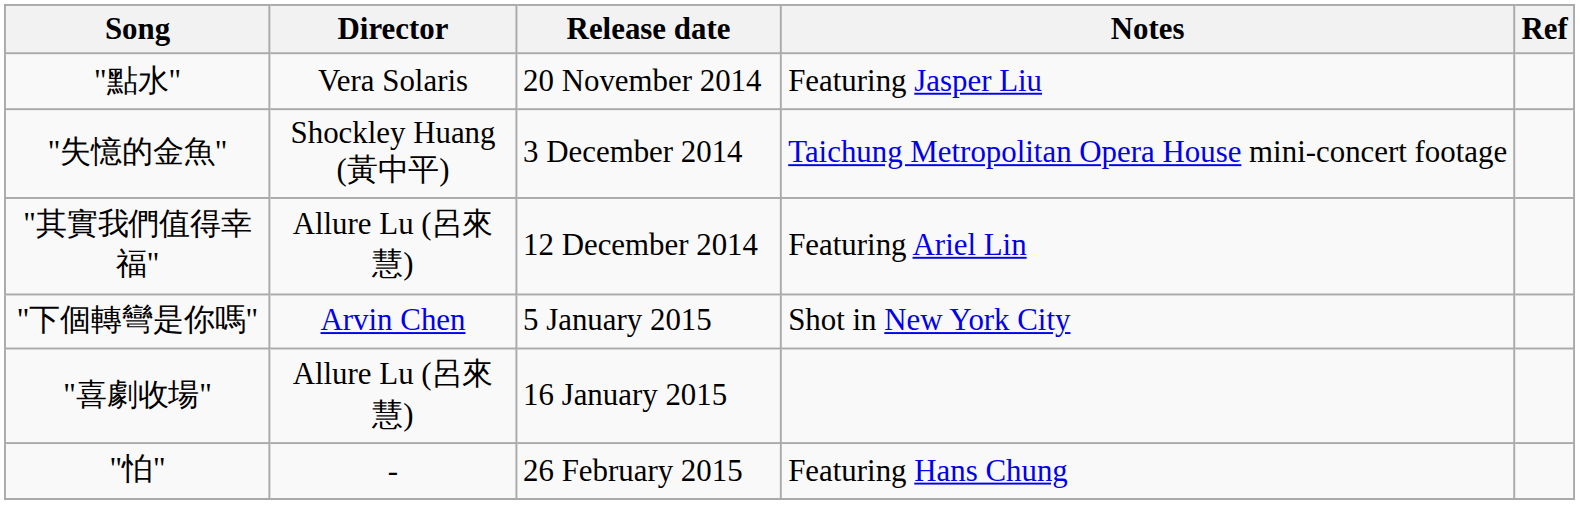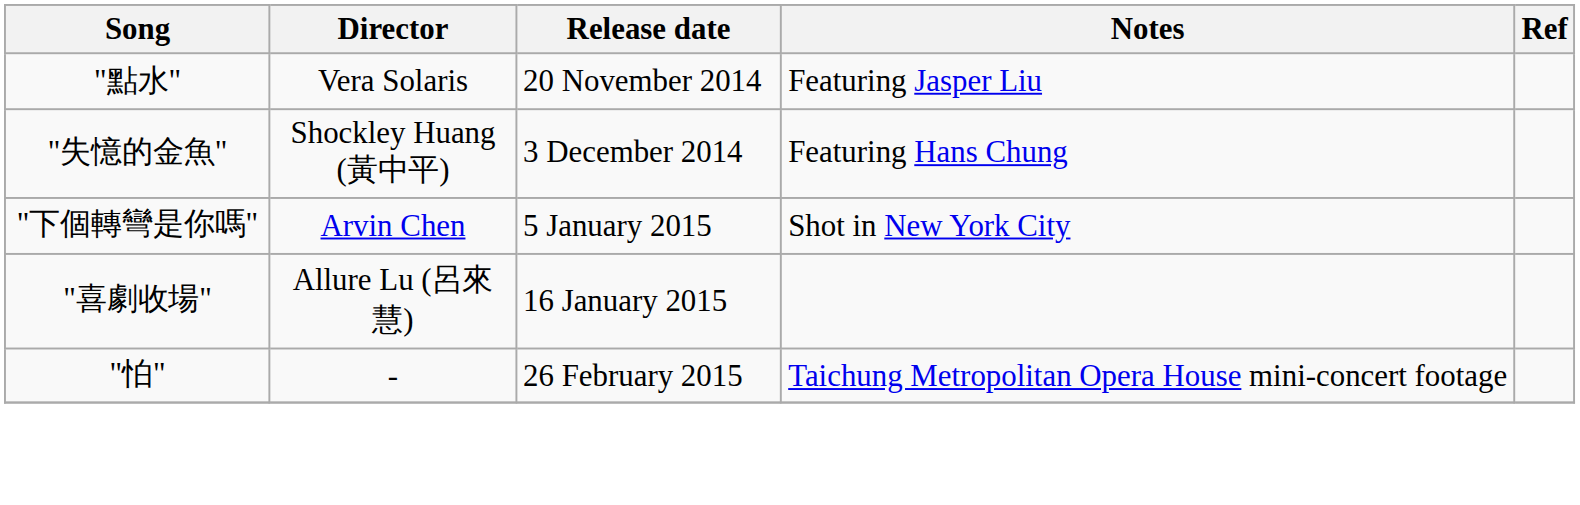(1148, 152) Taichung Metropolitan Opera House mini-concert footage -> (928, 152) Featuring Hans Chung
- row: (138, 244)
(928, 470) Featuring Hans Chung -> (1148, 375) Taichung Metropolitan Opera House mini-concert footage
